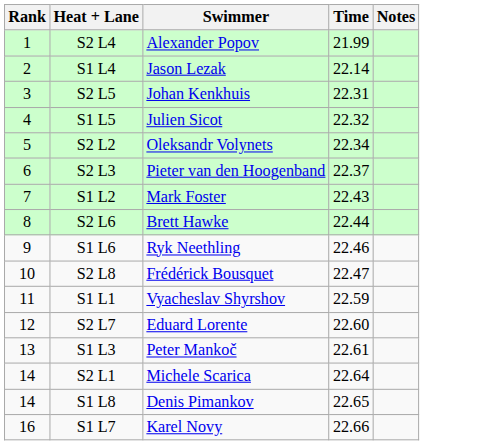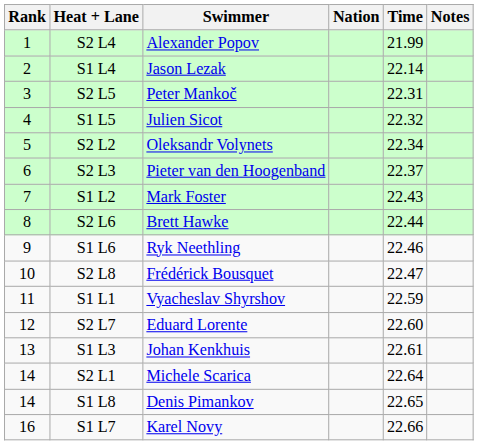+ column: (356, 17)
(198, 94) Johan Kenkhuis -> (191, 94) Peter Mankoč
(191, 350) Peter Mankoč -> (198, 350) Johan Kenkhuis
